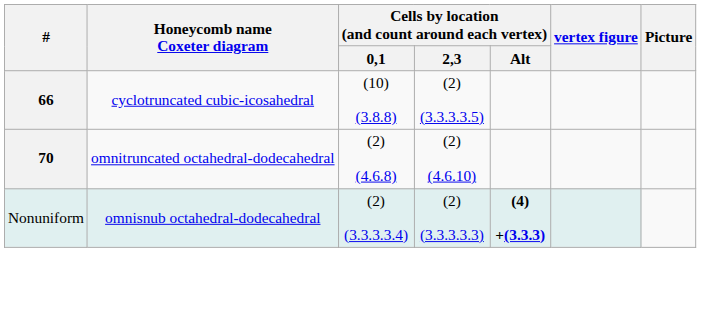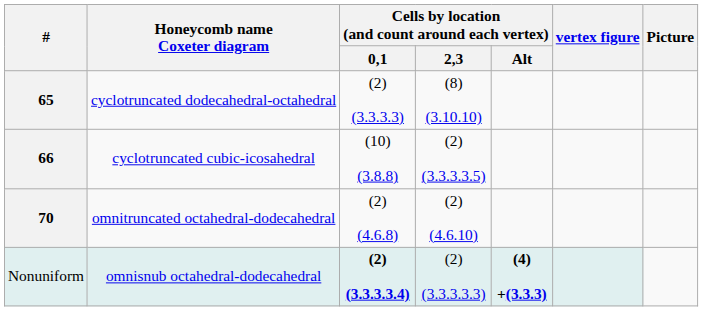+ row: (214, 99)
(376, 217) normal -> (378, 276) bold
